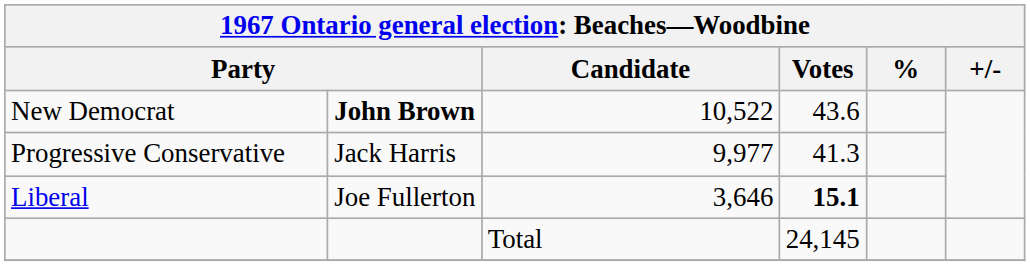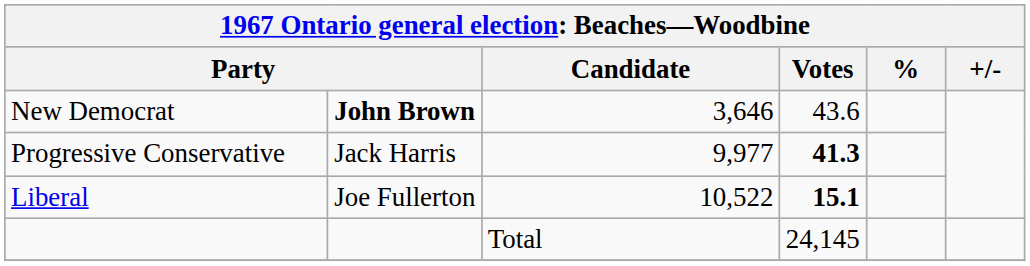(736, 111) 10,522 -> (743, 111) 3,646
(836, 153) normal -> (836, 153) bold
(743, 196) 3,646 -> (736, 196) 10,522
